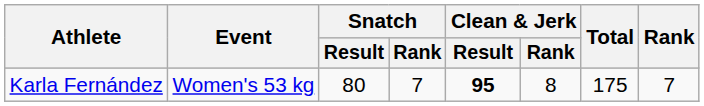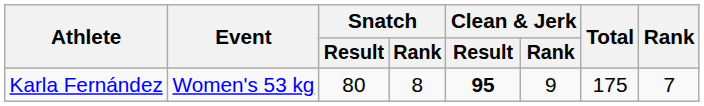(417, 85) 7 -> (417, 85) 8
(551, 85) 8 -> (551, 85) 9
